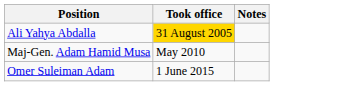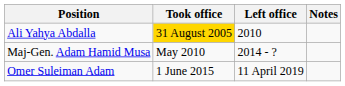+ column: (271, 14)
